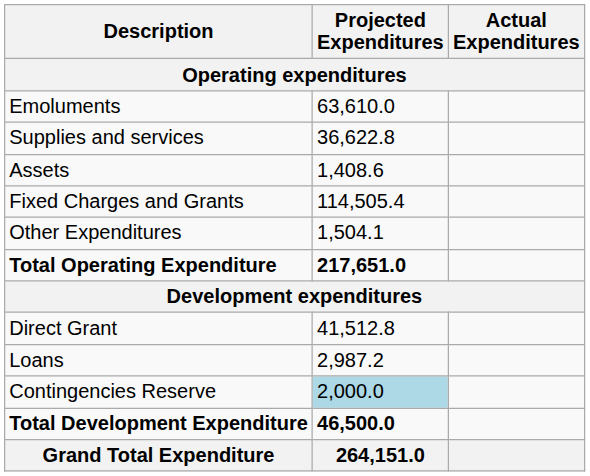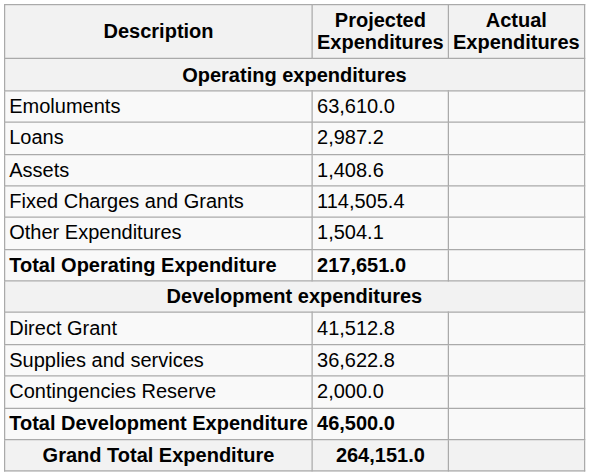rows swapped: (107, 138) <-> (36, 360)
(350, 391) lightblue background -> (350, 391) no background
